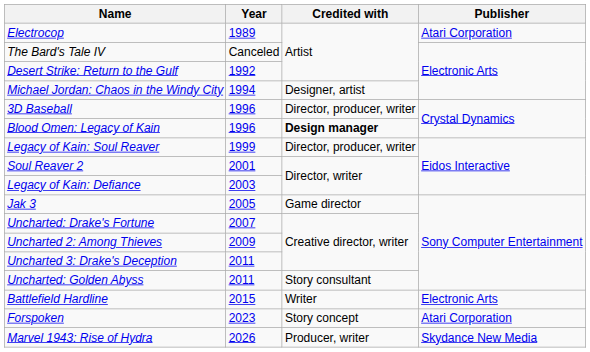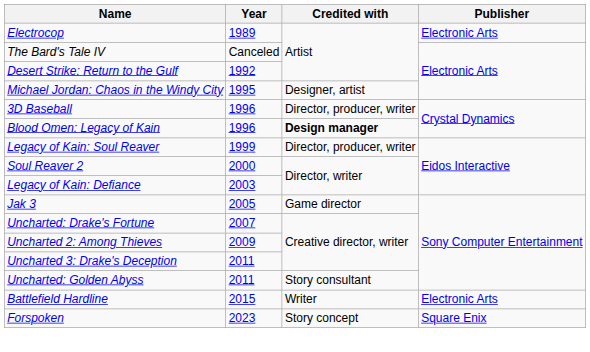(466, 33) Atari Corporation -> (459, 33) Electronic Arts
(242, 90) 1994 -> (242, 90) 1995
(242, 166) 2001 -> (242, 166) 2000
(466, 318) Atari Corporation -> (454, 318) Square Enix
- row: (80, 337)
